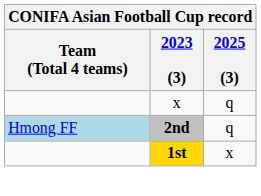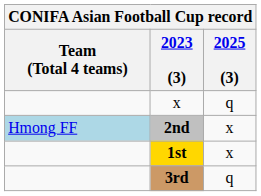(230, 128) q -> (230, 128) x
+ row: (177, 178)
